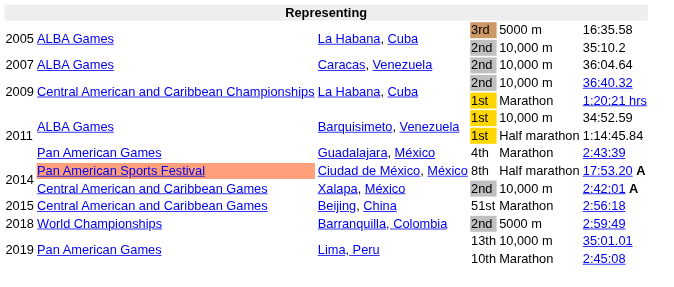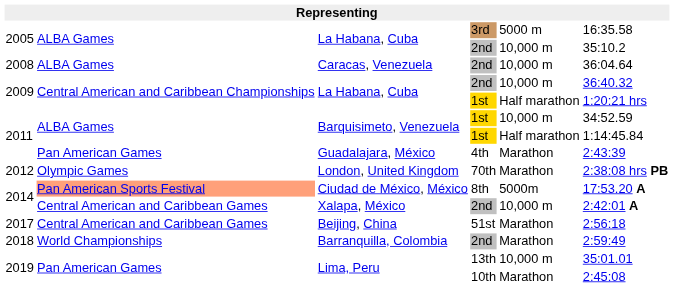(20, 65) 2007 -> (20, 65) 2008
(526, 100) Marathon -> (539, 100) Half marathon
+ row: (388, 171)
(539, 171) Half marathon -> (519, 188) 5000m
(20, 206) 2015 -> (20, 223) 2017
(521, 223) 5000 m -> (526, 241) Marathon
